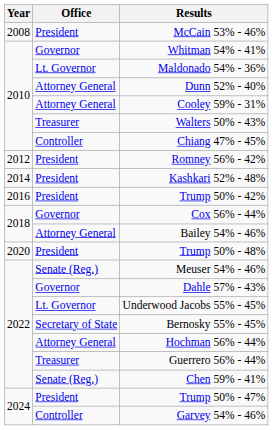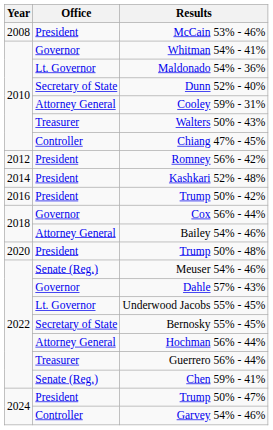(76, 86) Attorney General -> (76, 86) Secretary of State
